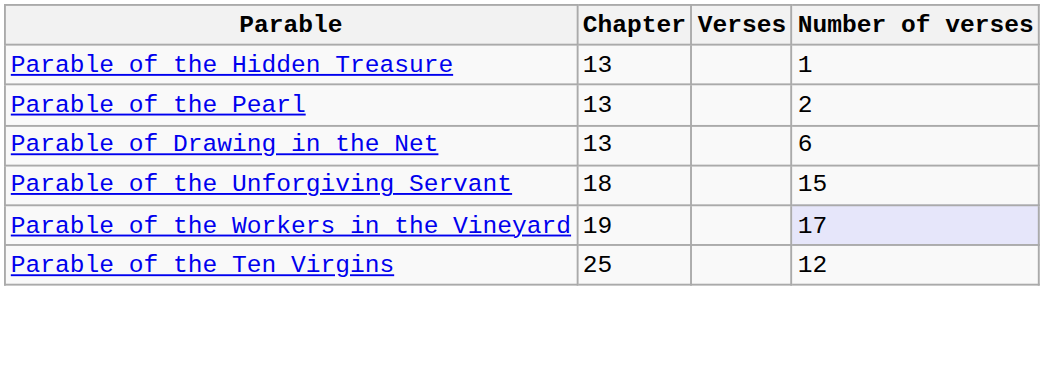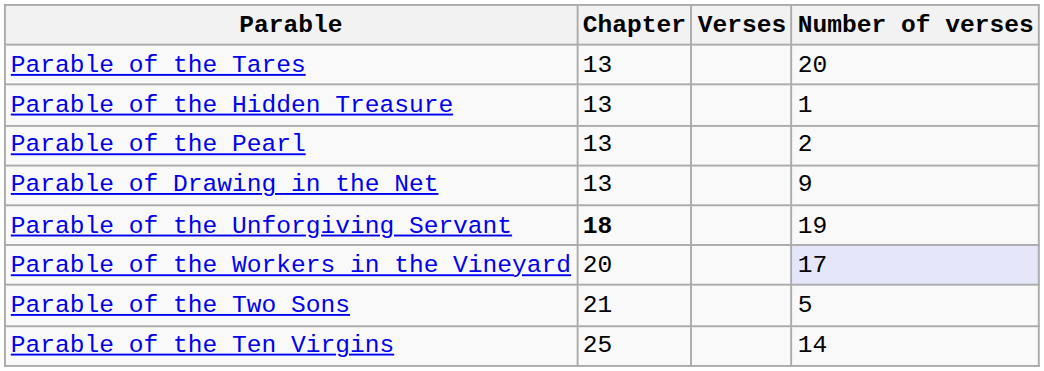+ row: (158, 65)
(805, 145) 6 -> (805, 185) 9
(598, 185) normal -> (598, 225) bold
(813, 185) 15 -> (813, 225) 19
(598, 225) 19 -> (598, 265) 20
+ row: (180, 305)
(813, 265) 12 -> (813, 345) 14
